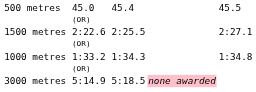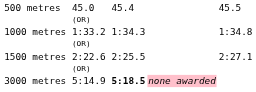rows swapped: (35, 57) <-> (35, 32)
(128, 81) normal -> (128, 81) bold
